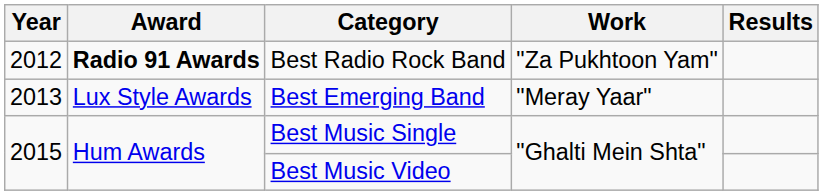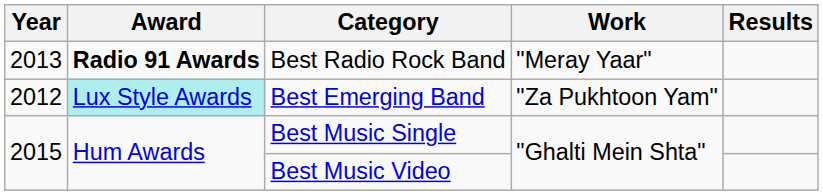(36, 60) 2012 -> (36, 60) 2013
(617, 60) "Za Pukhtoon Yam" -> (584, 60) "Meray Yaar"
(36, 97) 2013 -> (36, 97) 2012
(162, 97) no background -> (162, 97) paleturquoise background
(584, 97) "Meray Yaar" -> (617, 97) "Za Pukhtoon Yam"
